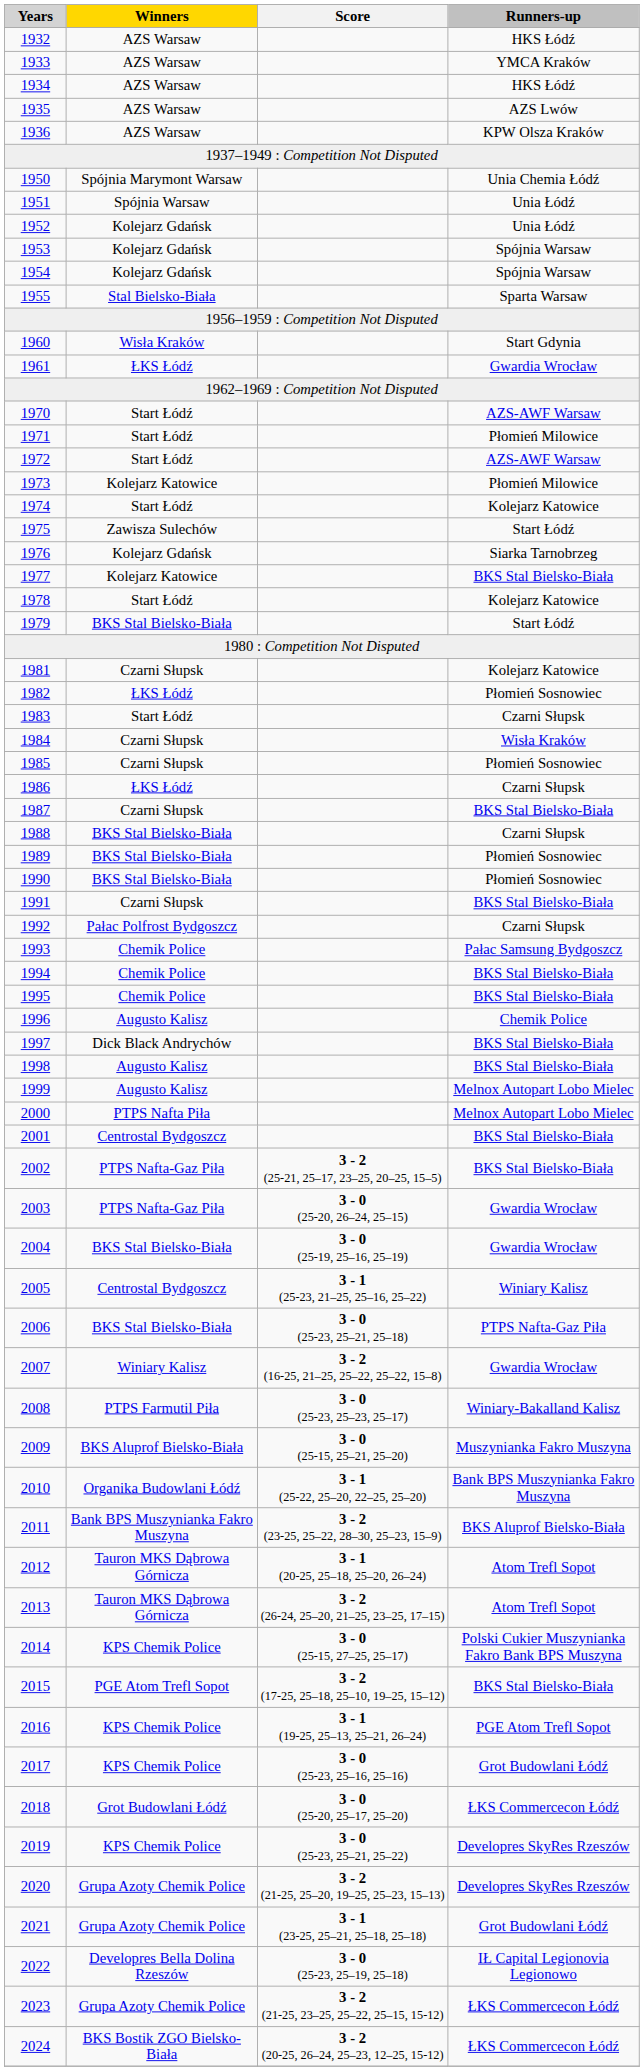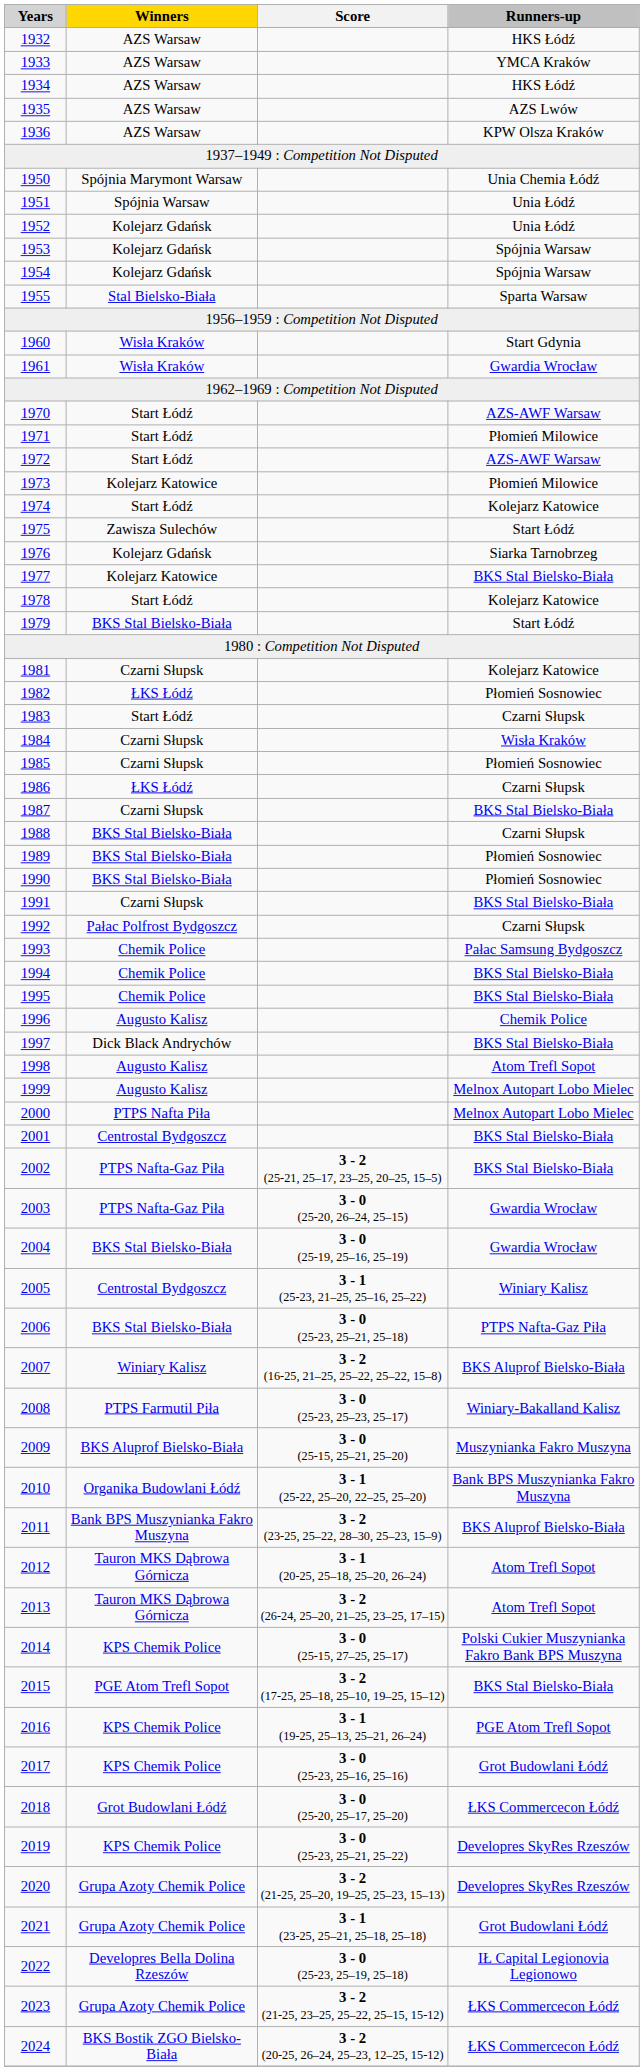(162, 366) ŁKS Łódź -> (162, 366) Wisła Kraków
(543, 1066) BKS Stal Bielsko-Biała -> (543, 1066) Atom Trefl Sopot
(543, 1367) Gwardia Wrocław -> (543, 1367) BKS Aluprof Bielsko-Biała
